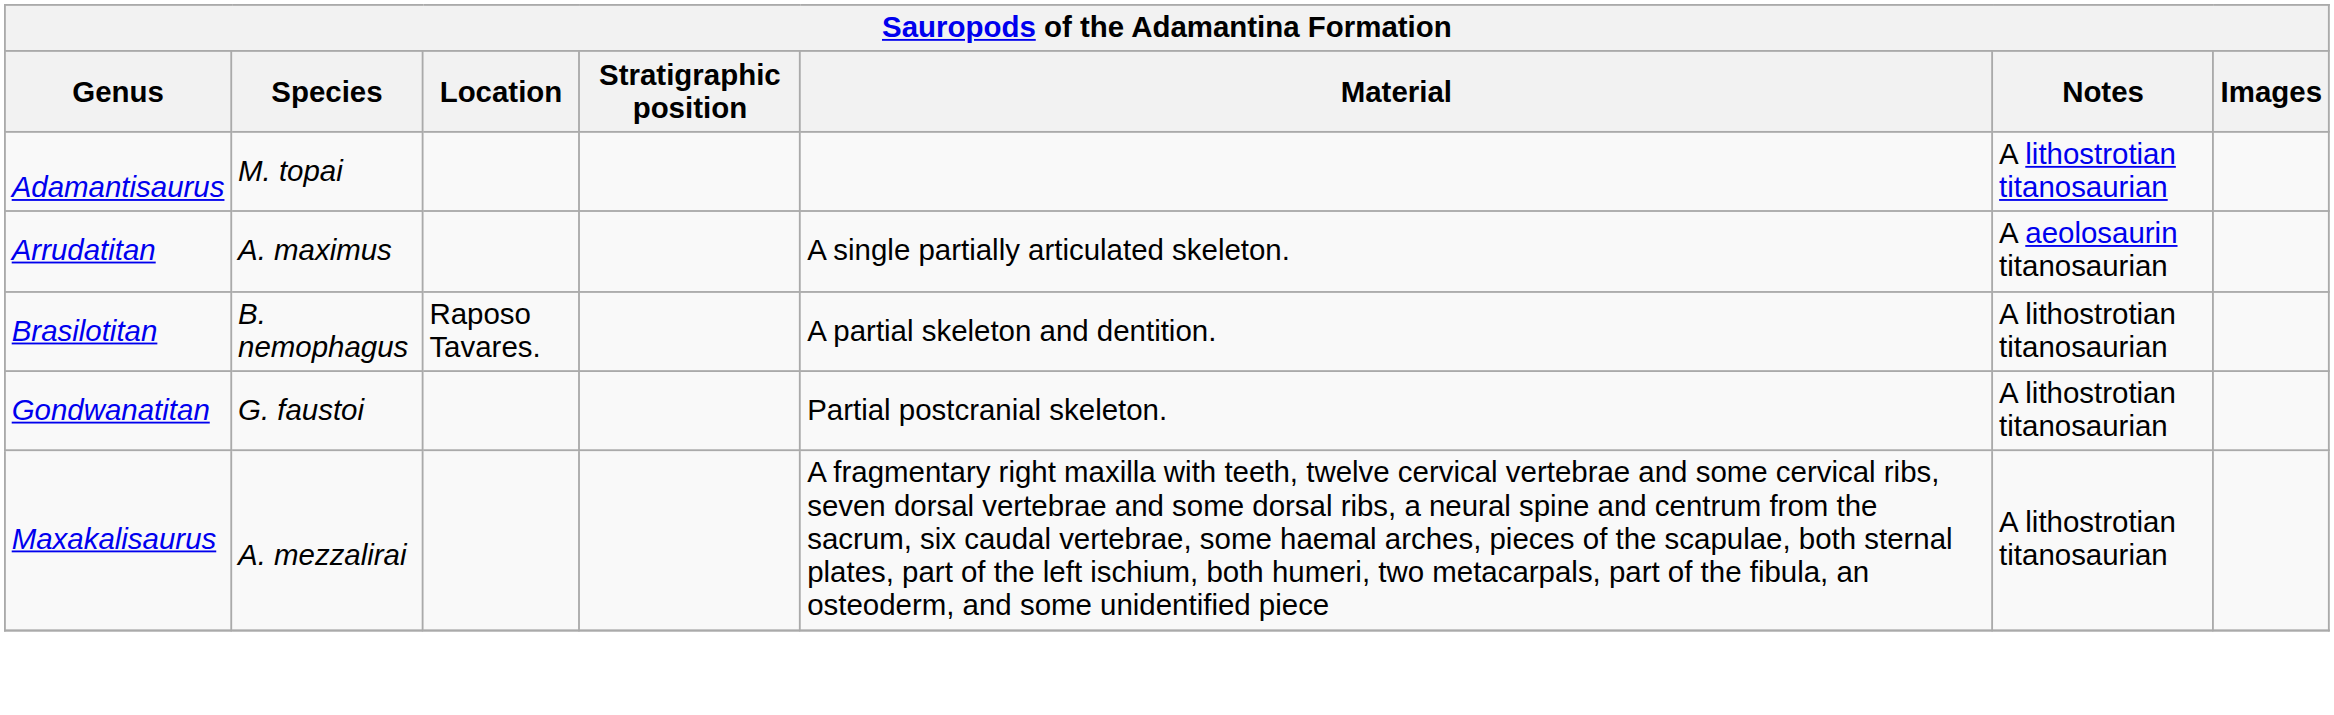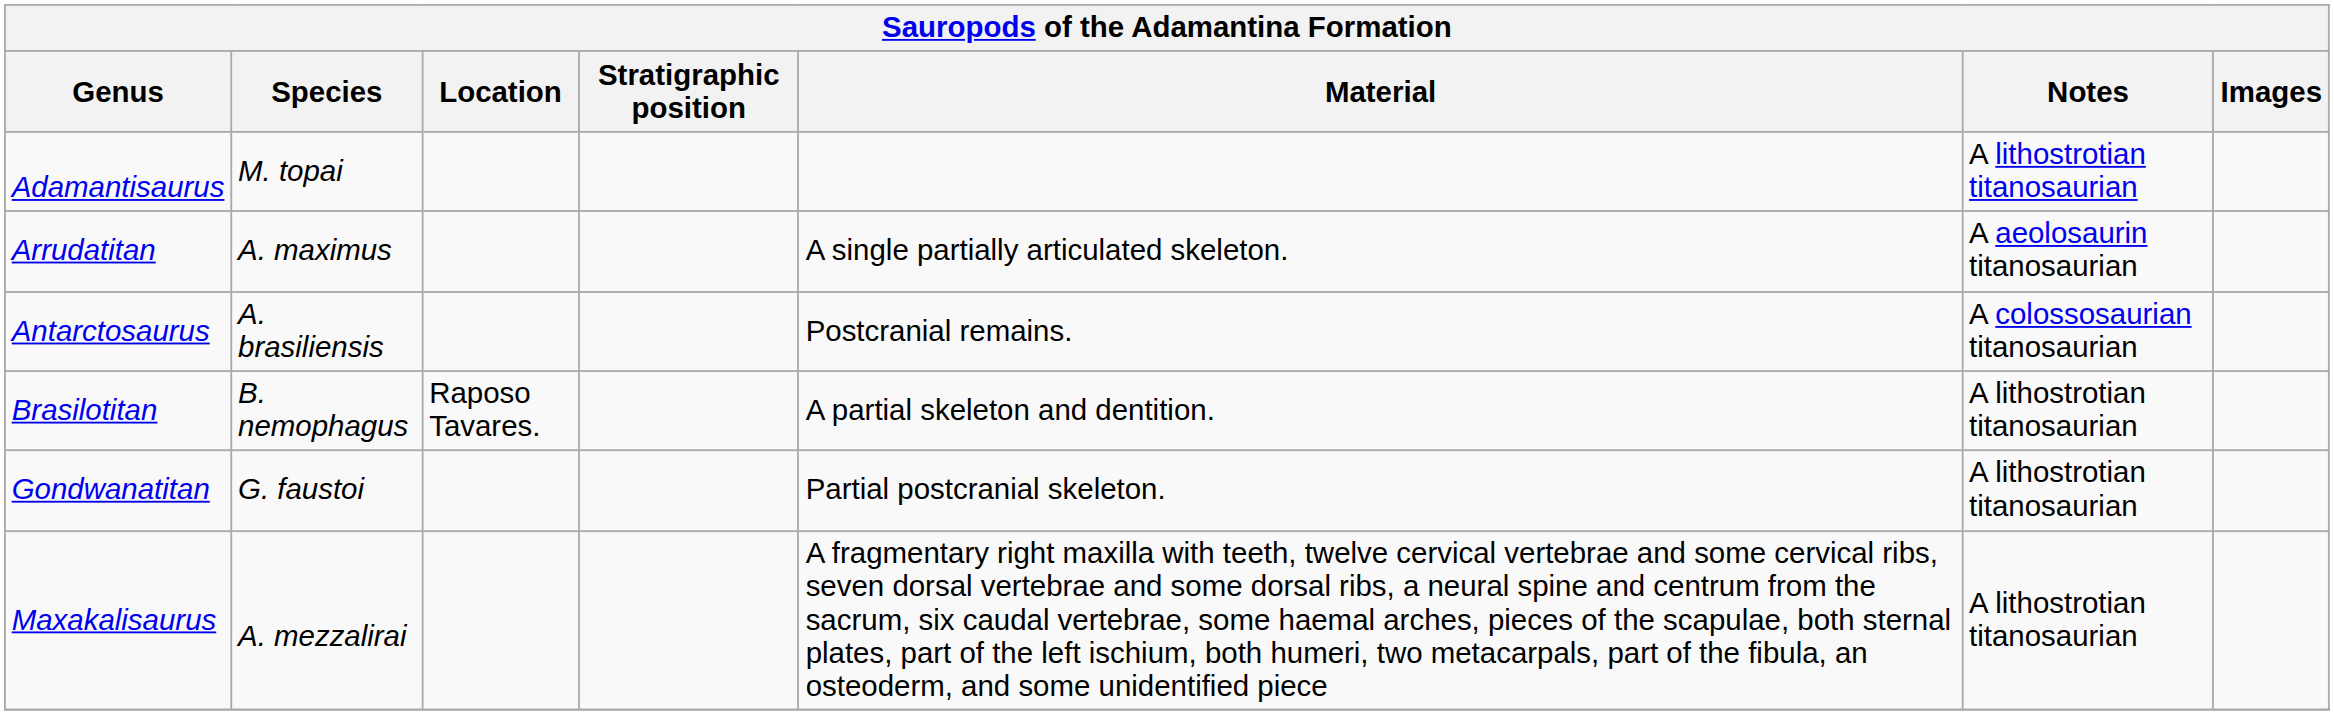+ row: (111, 330)
